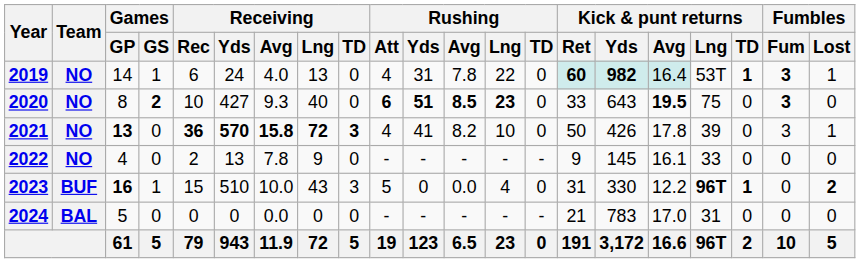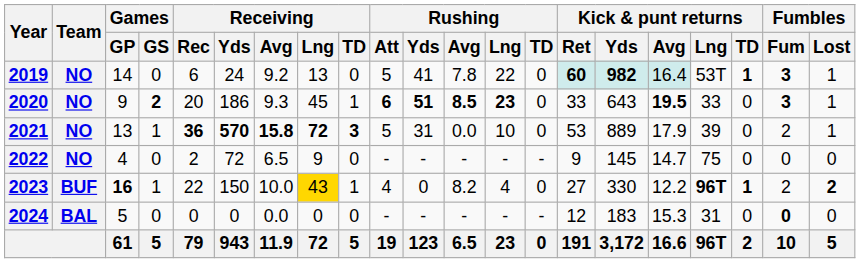(156, 74) 1 -> (156, 74) 0
(276, 74) 4.0 -> (276, 74) 9.2
(387, 74) 4 -> (387, 74) 5
(423, 74) 31 -> (423, 74) 41
(122, 103) 8 -> (122, 103) 9
(194, 103) 10 -> (194, 103) 20
(234, 103) 427 -> (234, 103) 186
(318, 103) 40 -> (318, 103) 45
(354, 103) 0 -> (354, 103) 1
(711, 103) 75 -> (711, 103) 33
(832, 103) 0 -> (832, 103) 1
(122, 131) bold -> (122, 131) normal
(156, 131) 0 -> (156, 131) 1
(387, 131) 4 -> (387, 131) 5
(423, 131) 41 -> (423, 131) 31
(464, 131) 8.2 -> (464, 131) 0.0
(576, 131) 50 -> (576, 131) 53
(622, 131) 426 -> (622, 131) 889
(669, 131) 17.8 -> (669, 131) 17.9
(786, 131) 3 -> (786, 131) 2
(234, 159) 13 -> (234, 159) 72
(276, 159) 7.8 -> (276, 159) 6.5
(669, 159) 16.1 -> (669, 159) 14.7
(711, 159) 33 -> (711, 159) 75
(194, 187) 15 -> (194, 187) 22
(234, 187) 510 -> (234, 187) 150
(318, 187) no background -> (318, 187) gold background
(354, 187) 3 -> (354, 187) 1
(387, 187) 5 -> (387, 187) 4
(464, 187) 0.0 -> (464, 187) 8.2
(576, 187) 31 -> (576, 187) 27
(786, 187) 0 -> (786, 187) 2
(576, 215) 21 -> (576, 215) 12
(622, 215) 783 -> (622, 215) 183
(669, 215) 17.0 -> (669, 215) 15.3
(786, 215) normal -> (786, 215) bold
